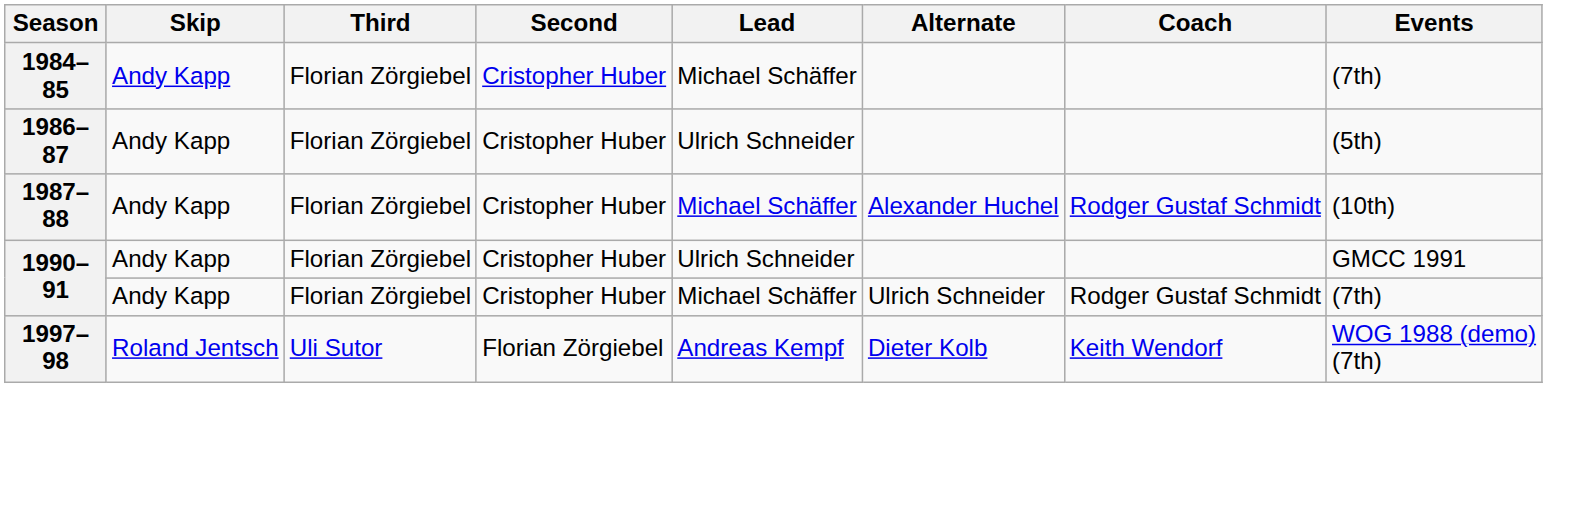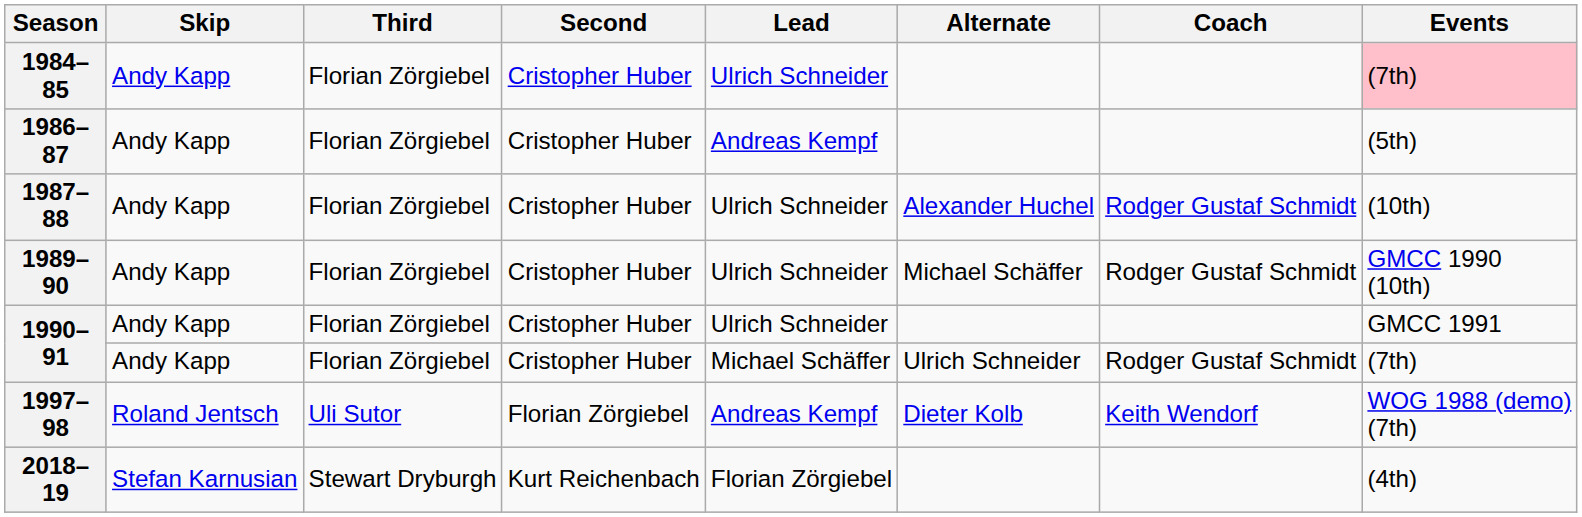(767, 75) Michael Schäffer -> (799, 75) Ulrich Schneider
(1357, 75) no background -> (1392, 75) pink background
(766, 141) Ulrich Schneider -> (794, 141) Andreas Kempf
(767, 206) Michael Schäffer -> (799, 206) Ulrich Schneider
+ row: (56, 272)
+ row: (56, 479)
